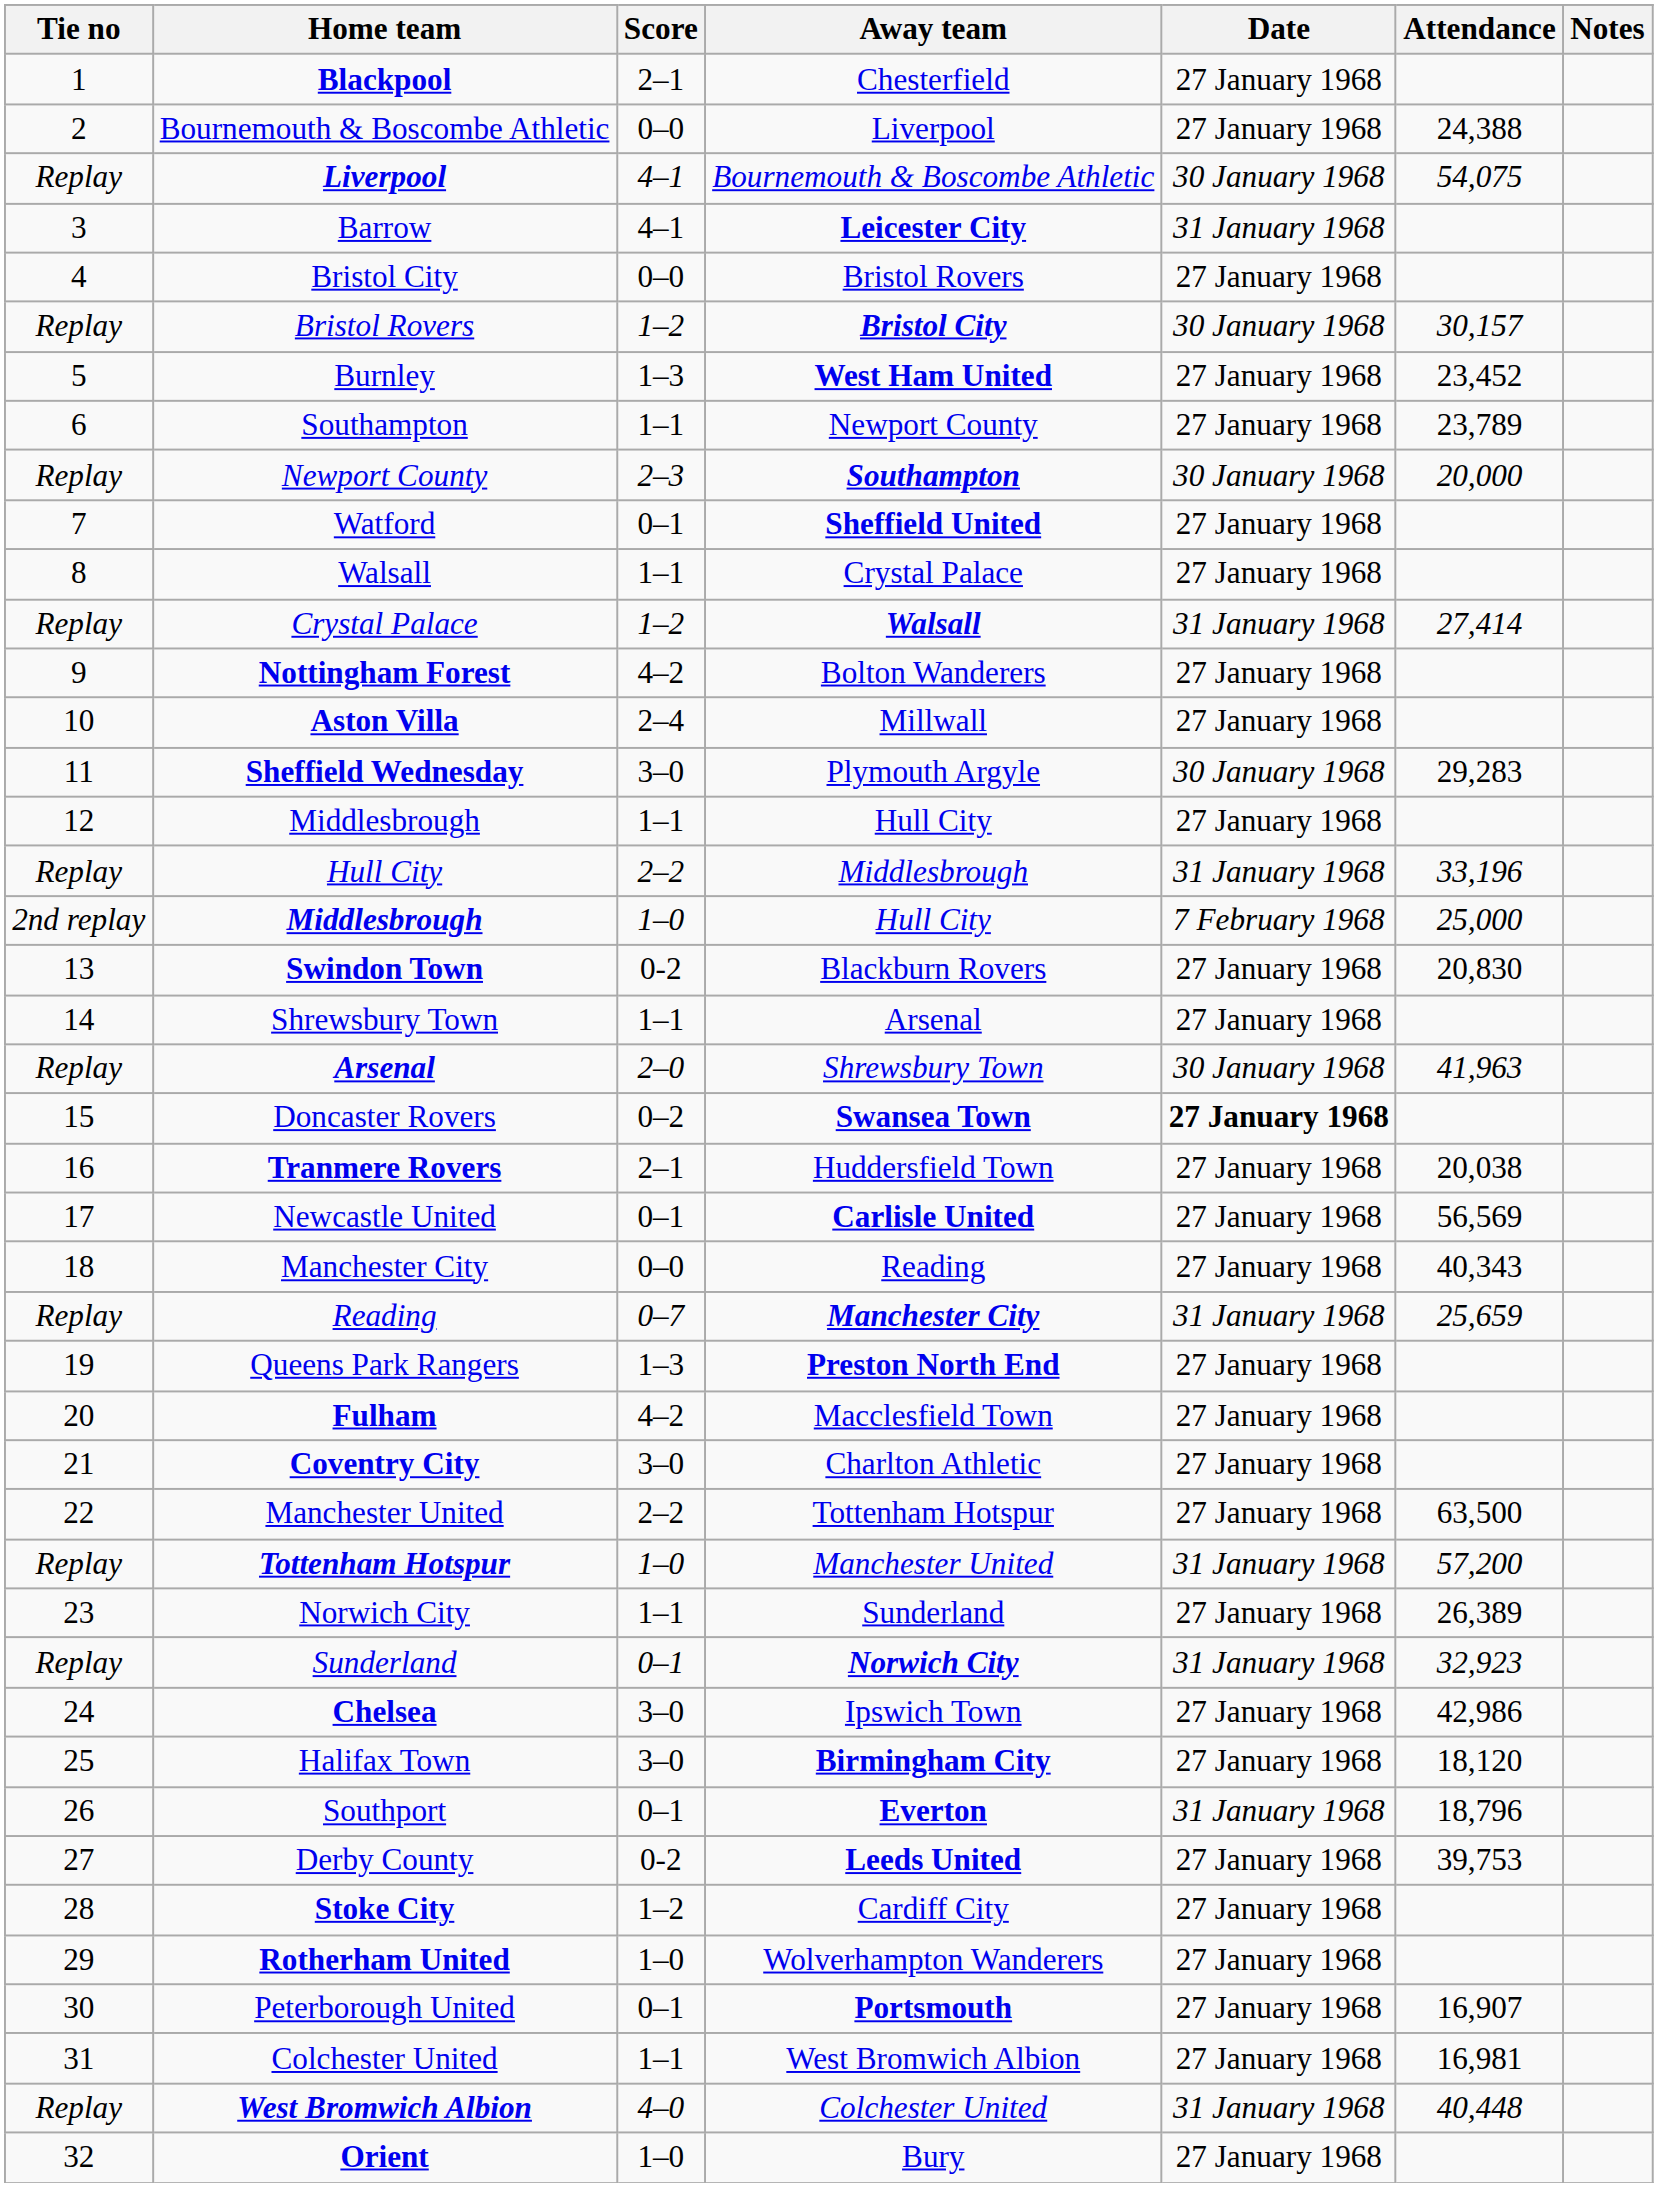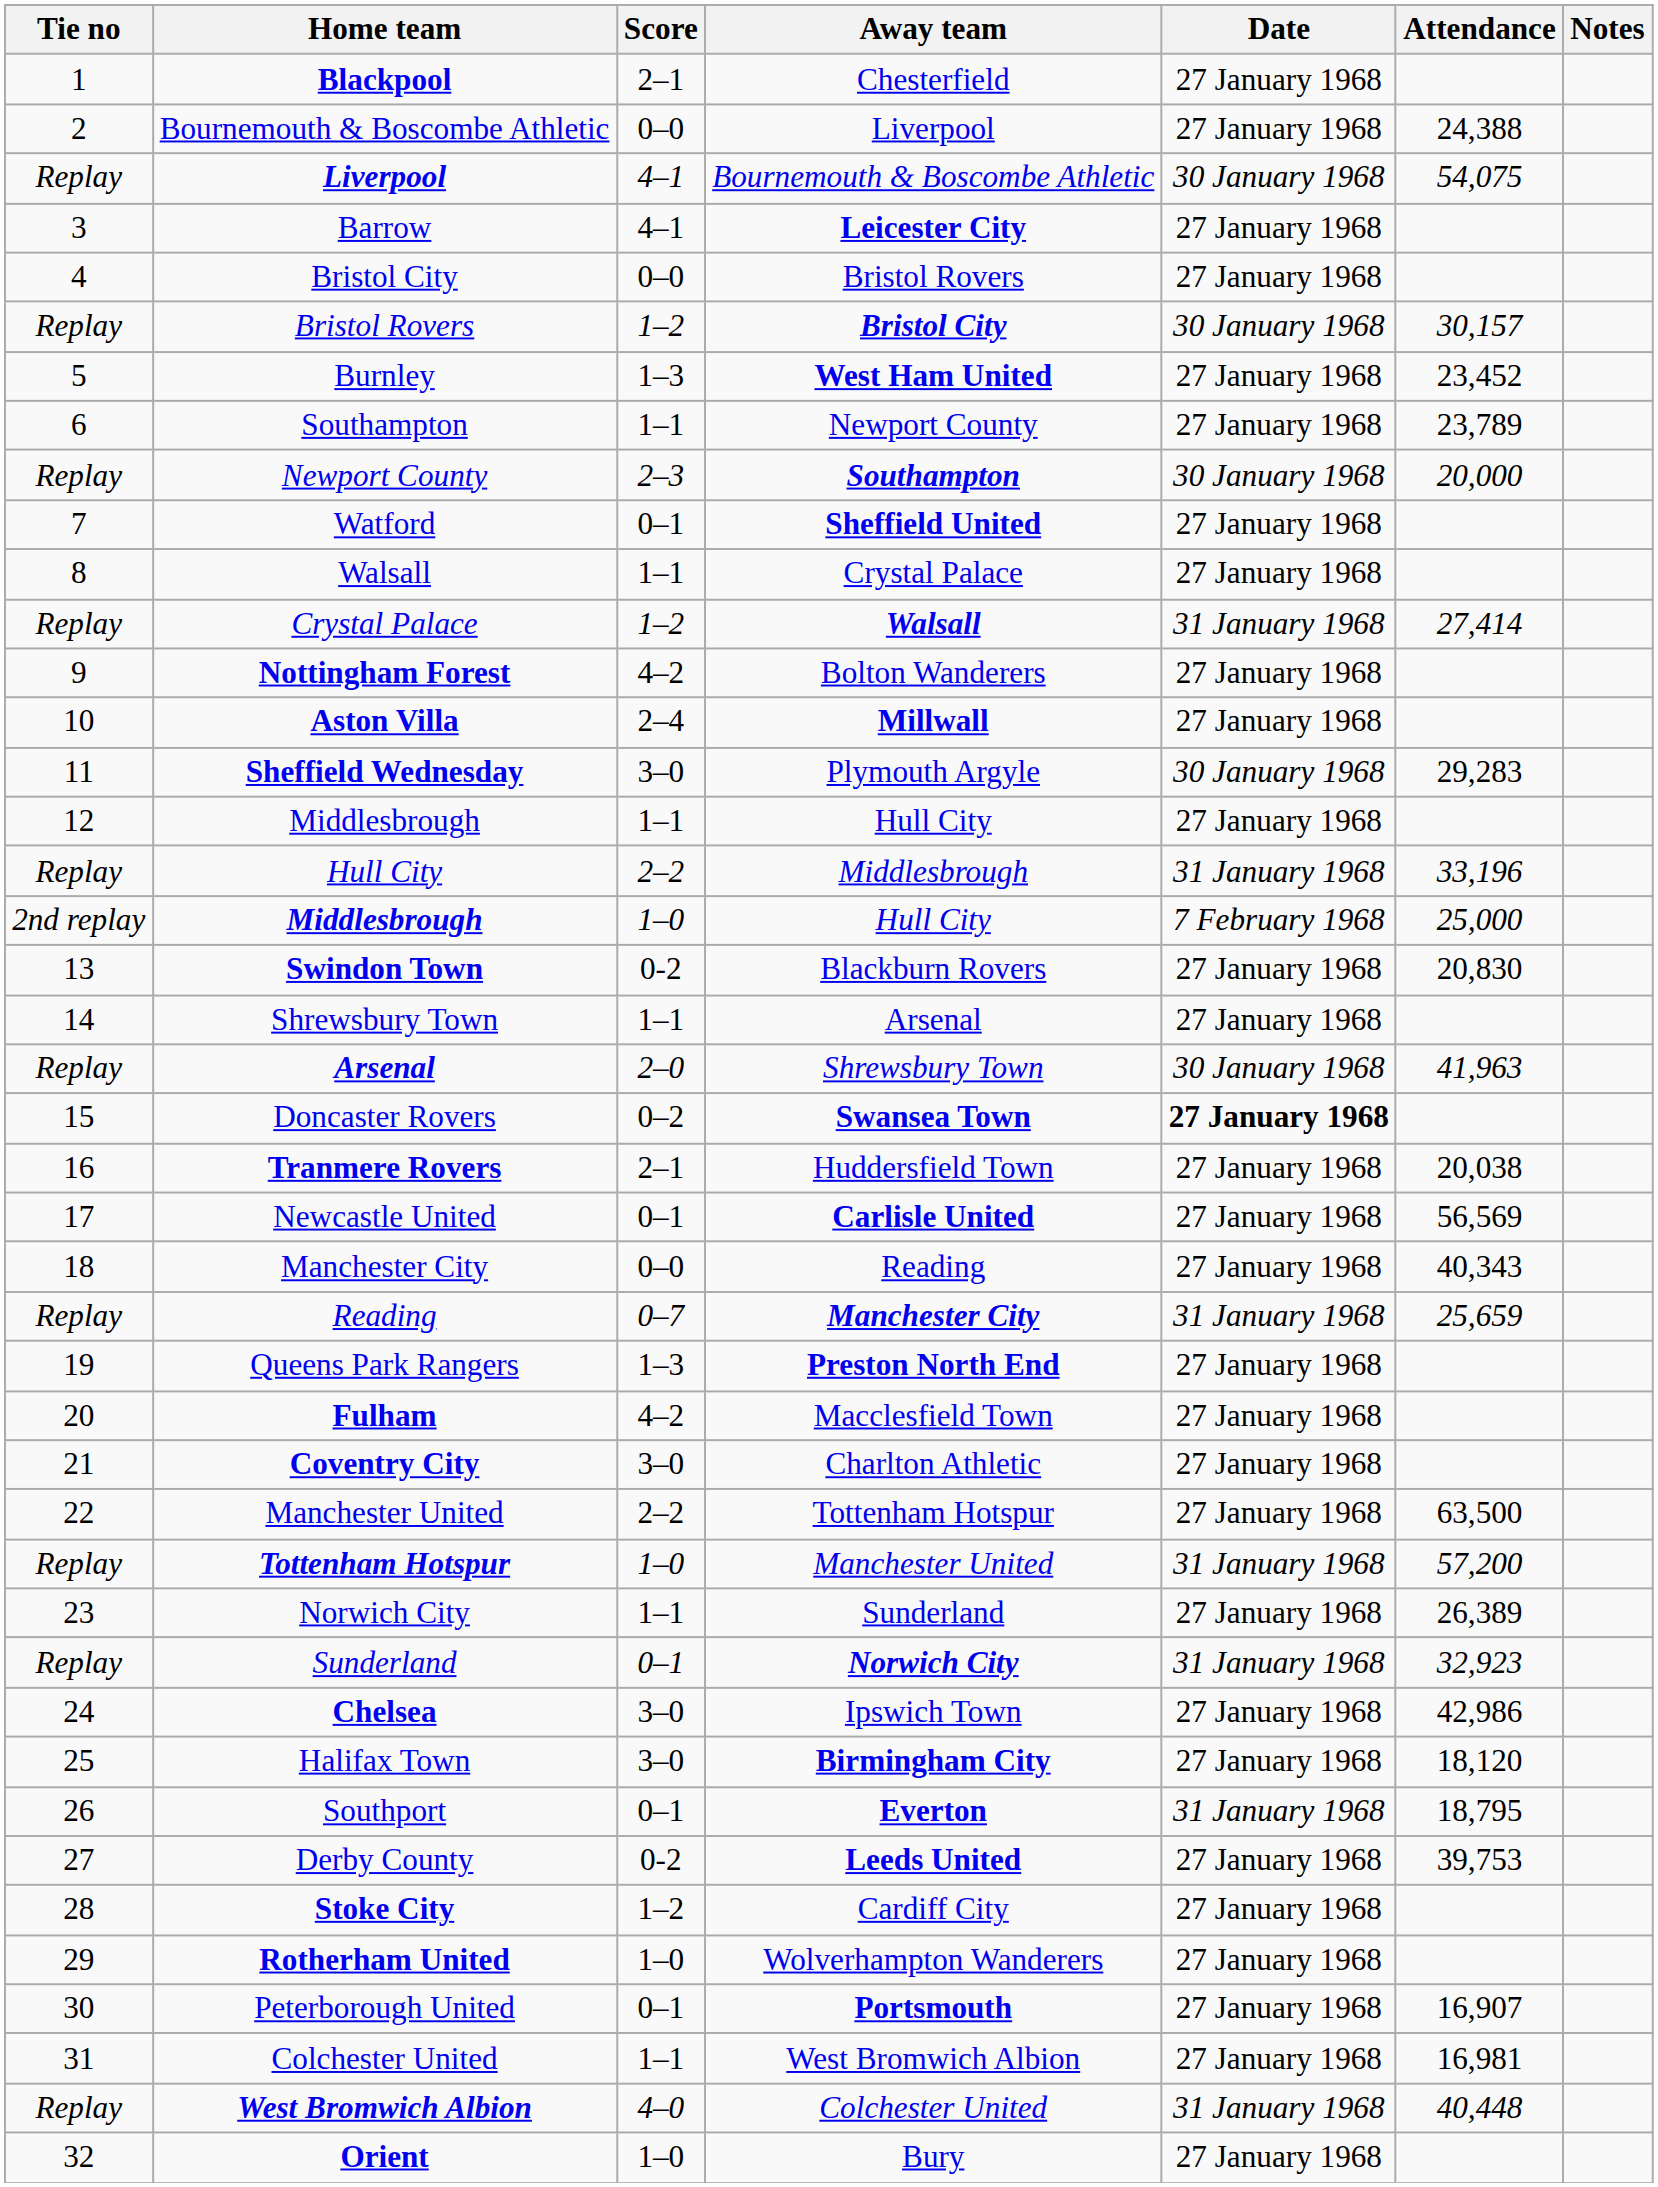(1279, 227) 31 January 1968 -> (1279, 227) 27 January 1968
(933, 721) normal -> (933, 721) bold
(1480, 1810) 18,796 -> (1480, 1810) 18,795
